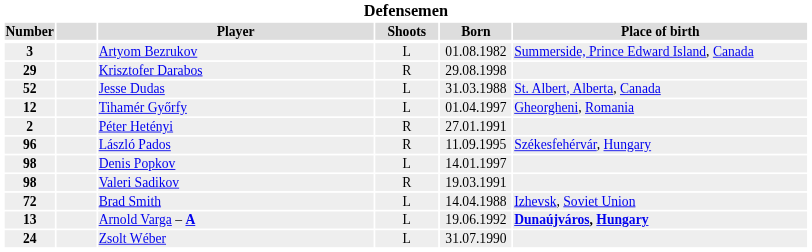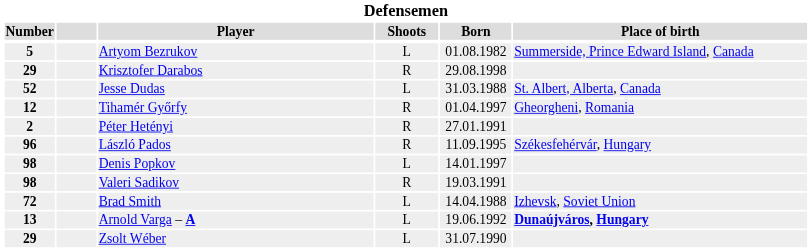(30, 51) 3 -> (30, 51) 5
(407, 107) L -> (407, 107) R
(30, 238) 24 -> (30, 238) 29
